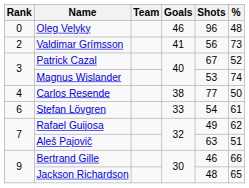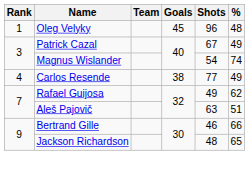(19, 28) 0 -> (19, 28) 1
(178, 28) 46 -> (178, 28) 45
- row: (80, 45)
(236, 61) 52 -> (236, 45) 49
(211, 77) 53 -> (211, 61) 54
(236, 93) 50 -> (236, 77) 49
- row: (71, 110)
